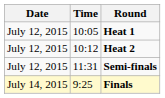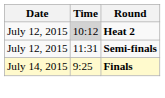- row: (119, 31)
(86, 48) no background -> (86, 31) lightgrey background
